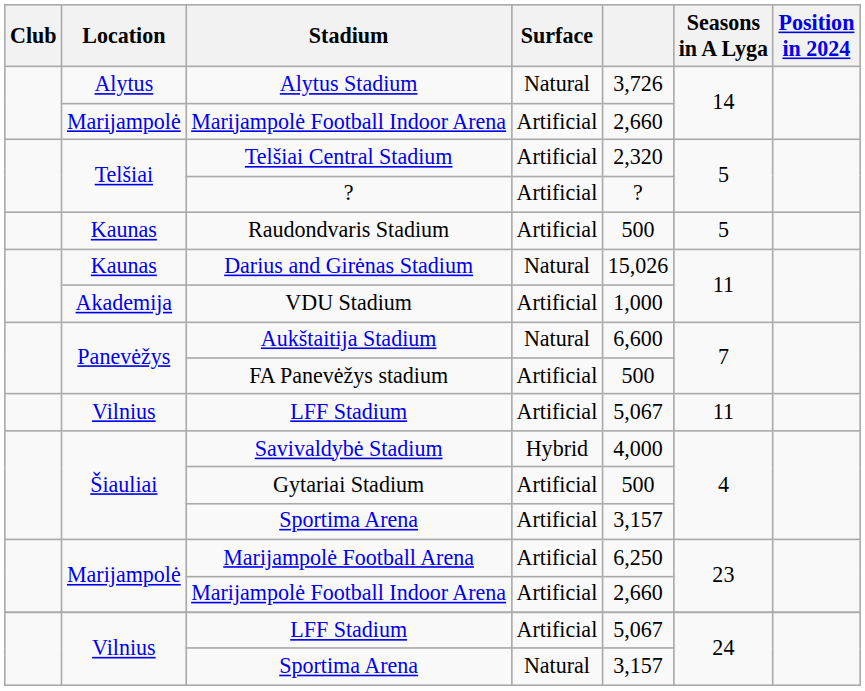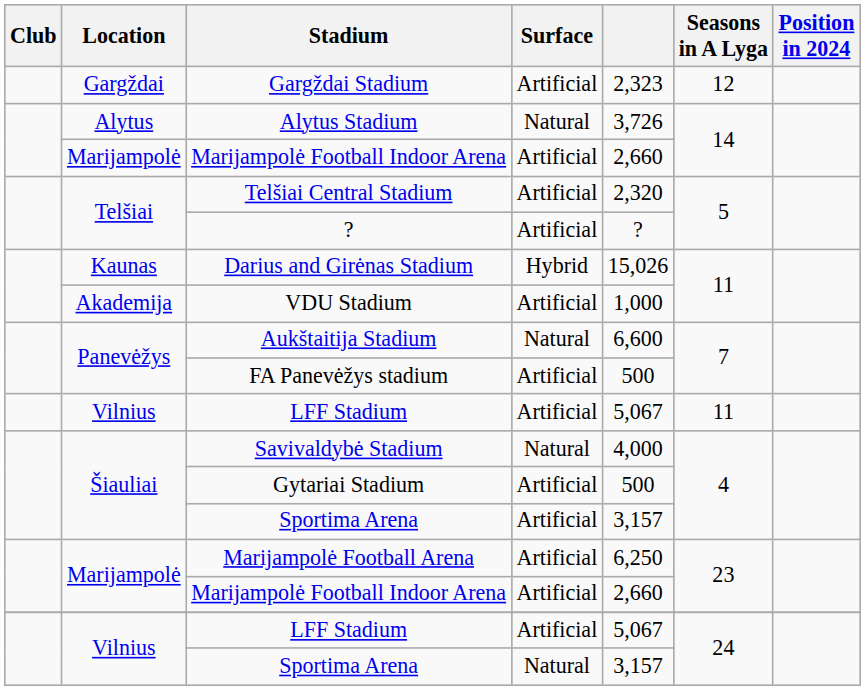+ row: (124, 84)
- row: (124, 229)
(557, 266) Natural -> (557, 266) Hybrid
(557, 448) Hybrid -> (557, 448) Natural
